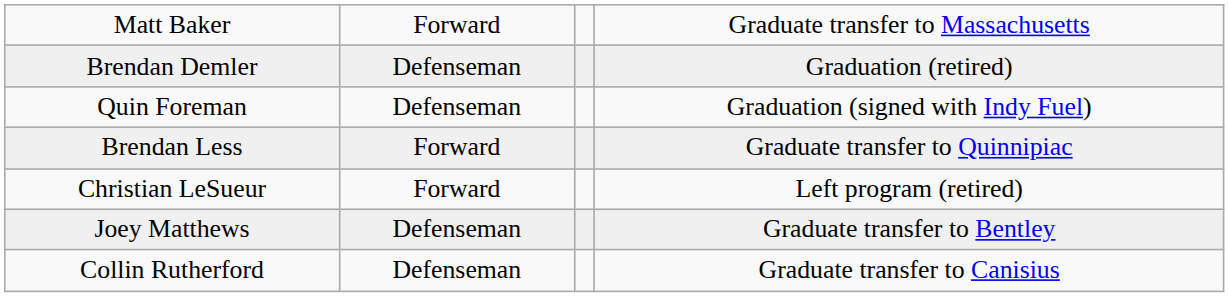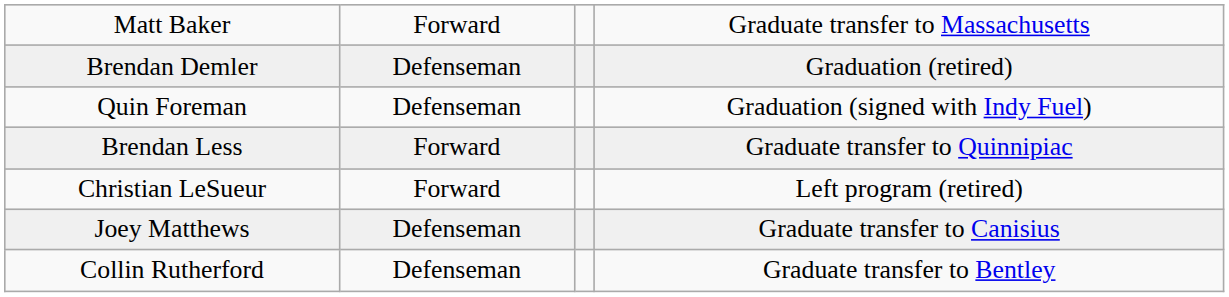(909, 229) Graduate transfer to Bentley -> (909, 229) Graduate transfer to Canisius
(909, 270) Graduate transfer to Canisius -> (909, 270) Graduate transfer to Bentley
